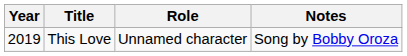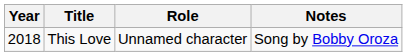(24, 39) 2019 -> (24, 39) 2018
